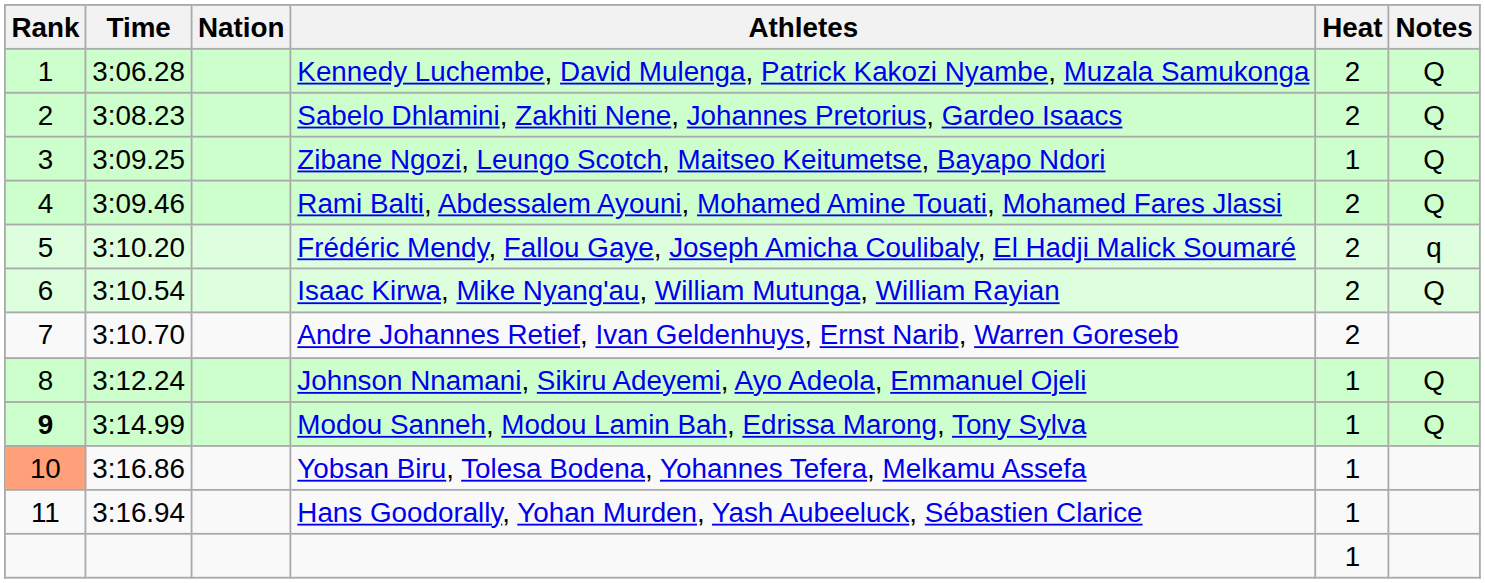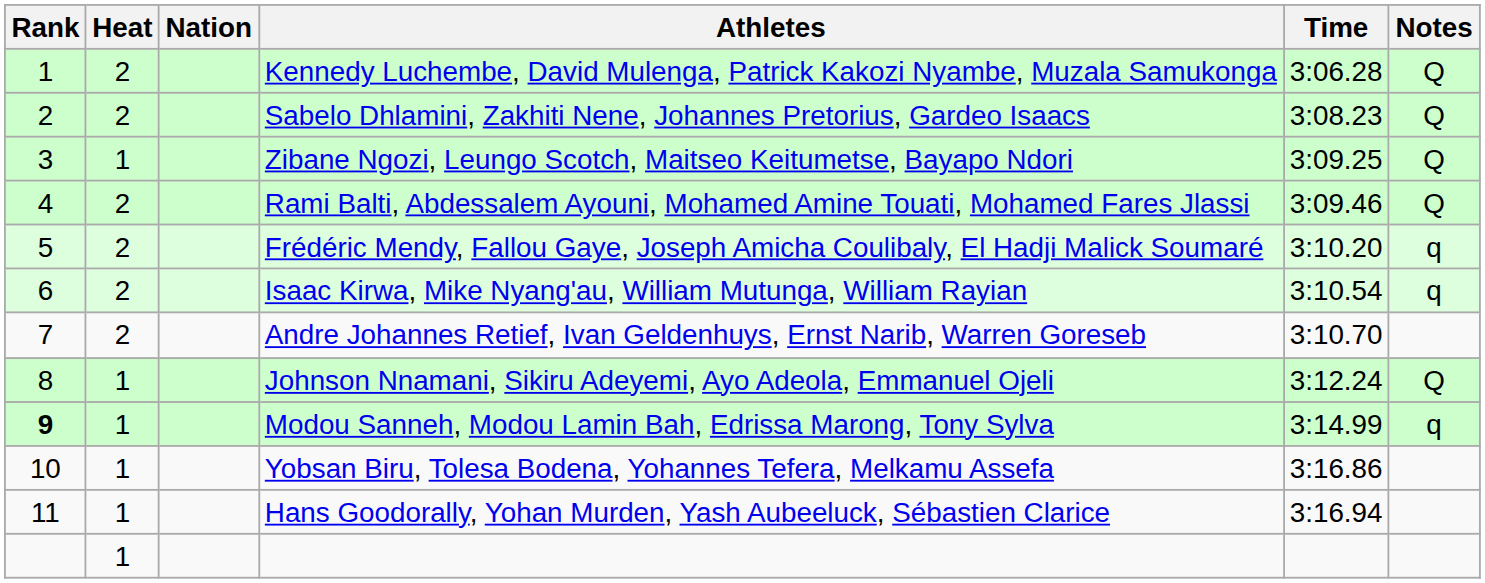columns swapped: (1352, 27) <-> (139, 27)
(1434, 291) Q -> (1434, 291) q
(1434, 423) Q -> (1434, 423) q
(45, 467) lightsalmon background -> (45, 467) no background
